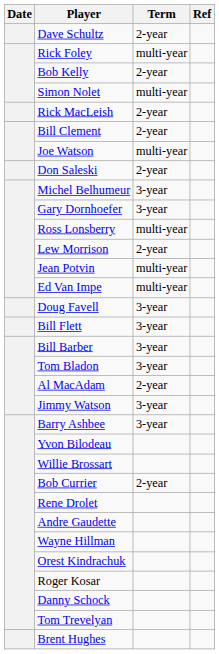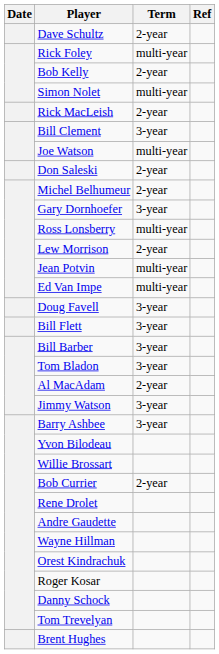(152, 131) 2-year -> (152, 131) 3-year
(152, 190) 3-year -> (152, 190) 2-year
